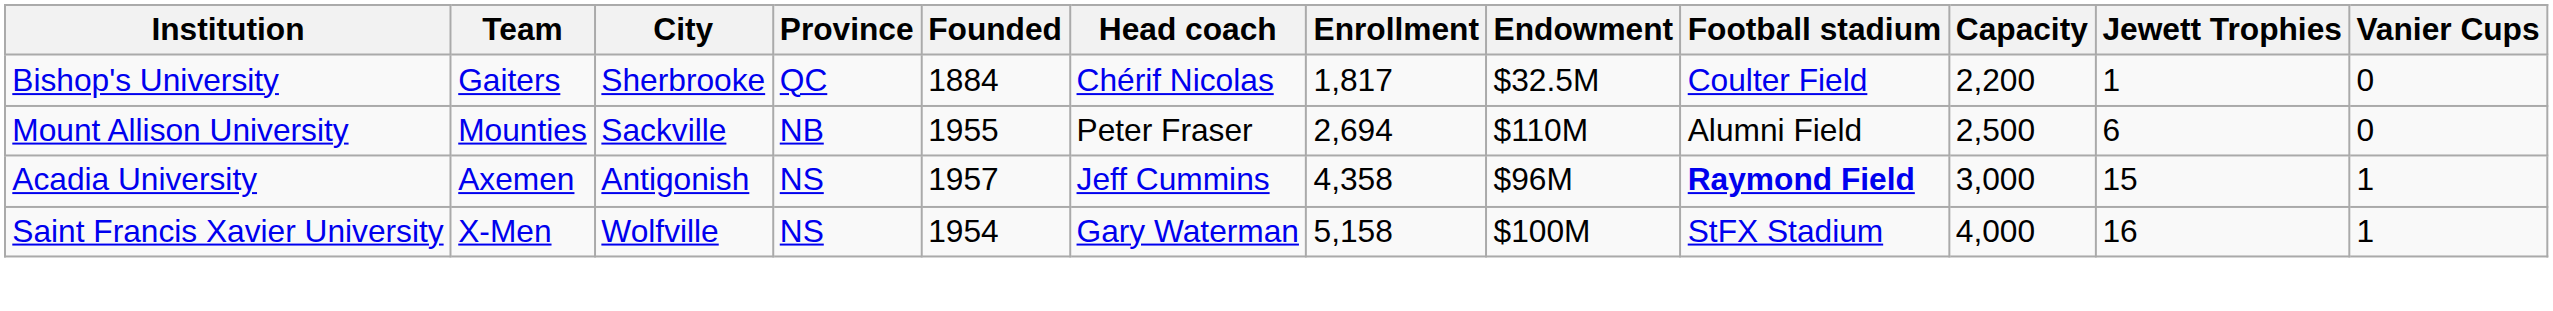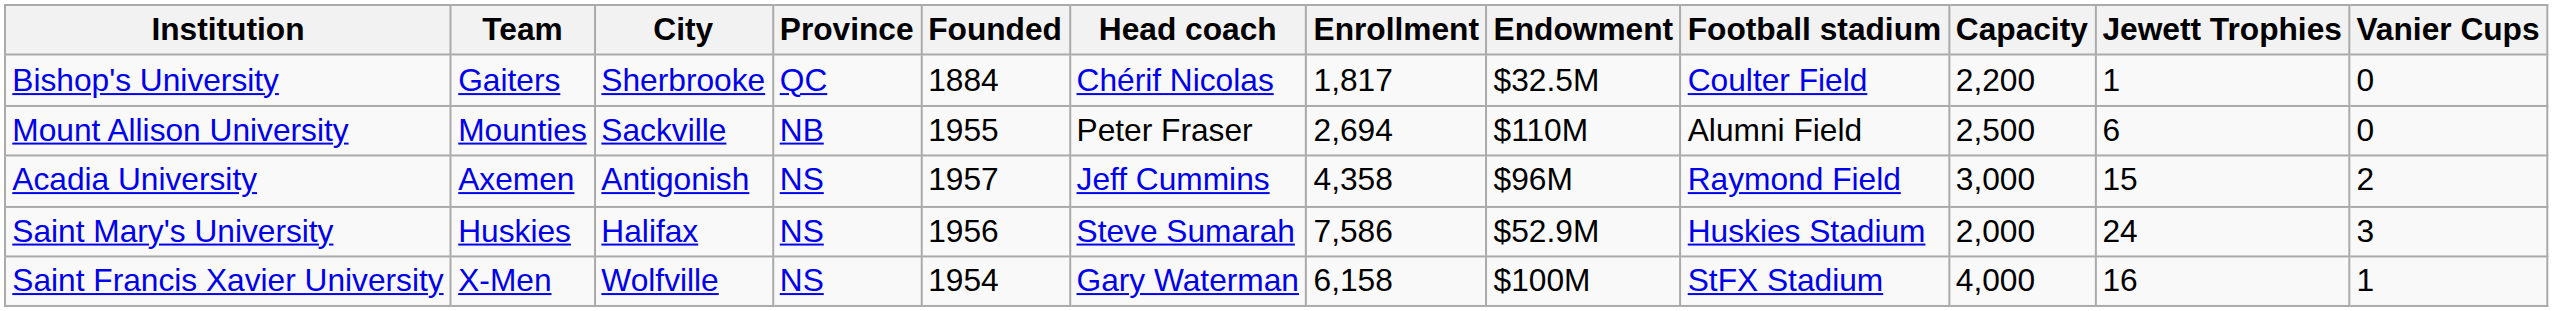(1801, 180) bold -> (1794, 180) normal
(2365, 180) 1 -> (2365, 180) 2
+ row: (173, 230)
(1353, 230) 5,158 -> (1353, 280) 6,158
